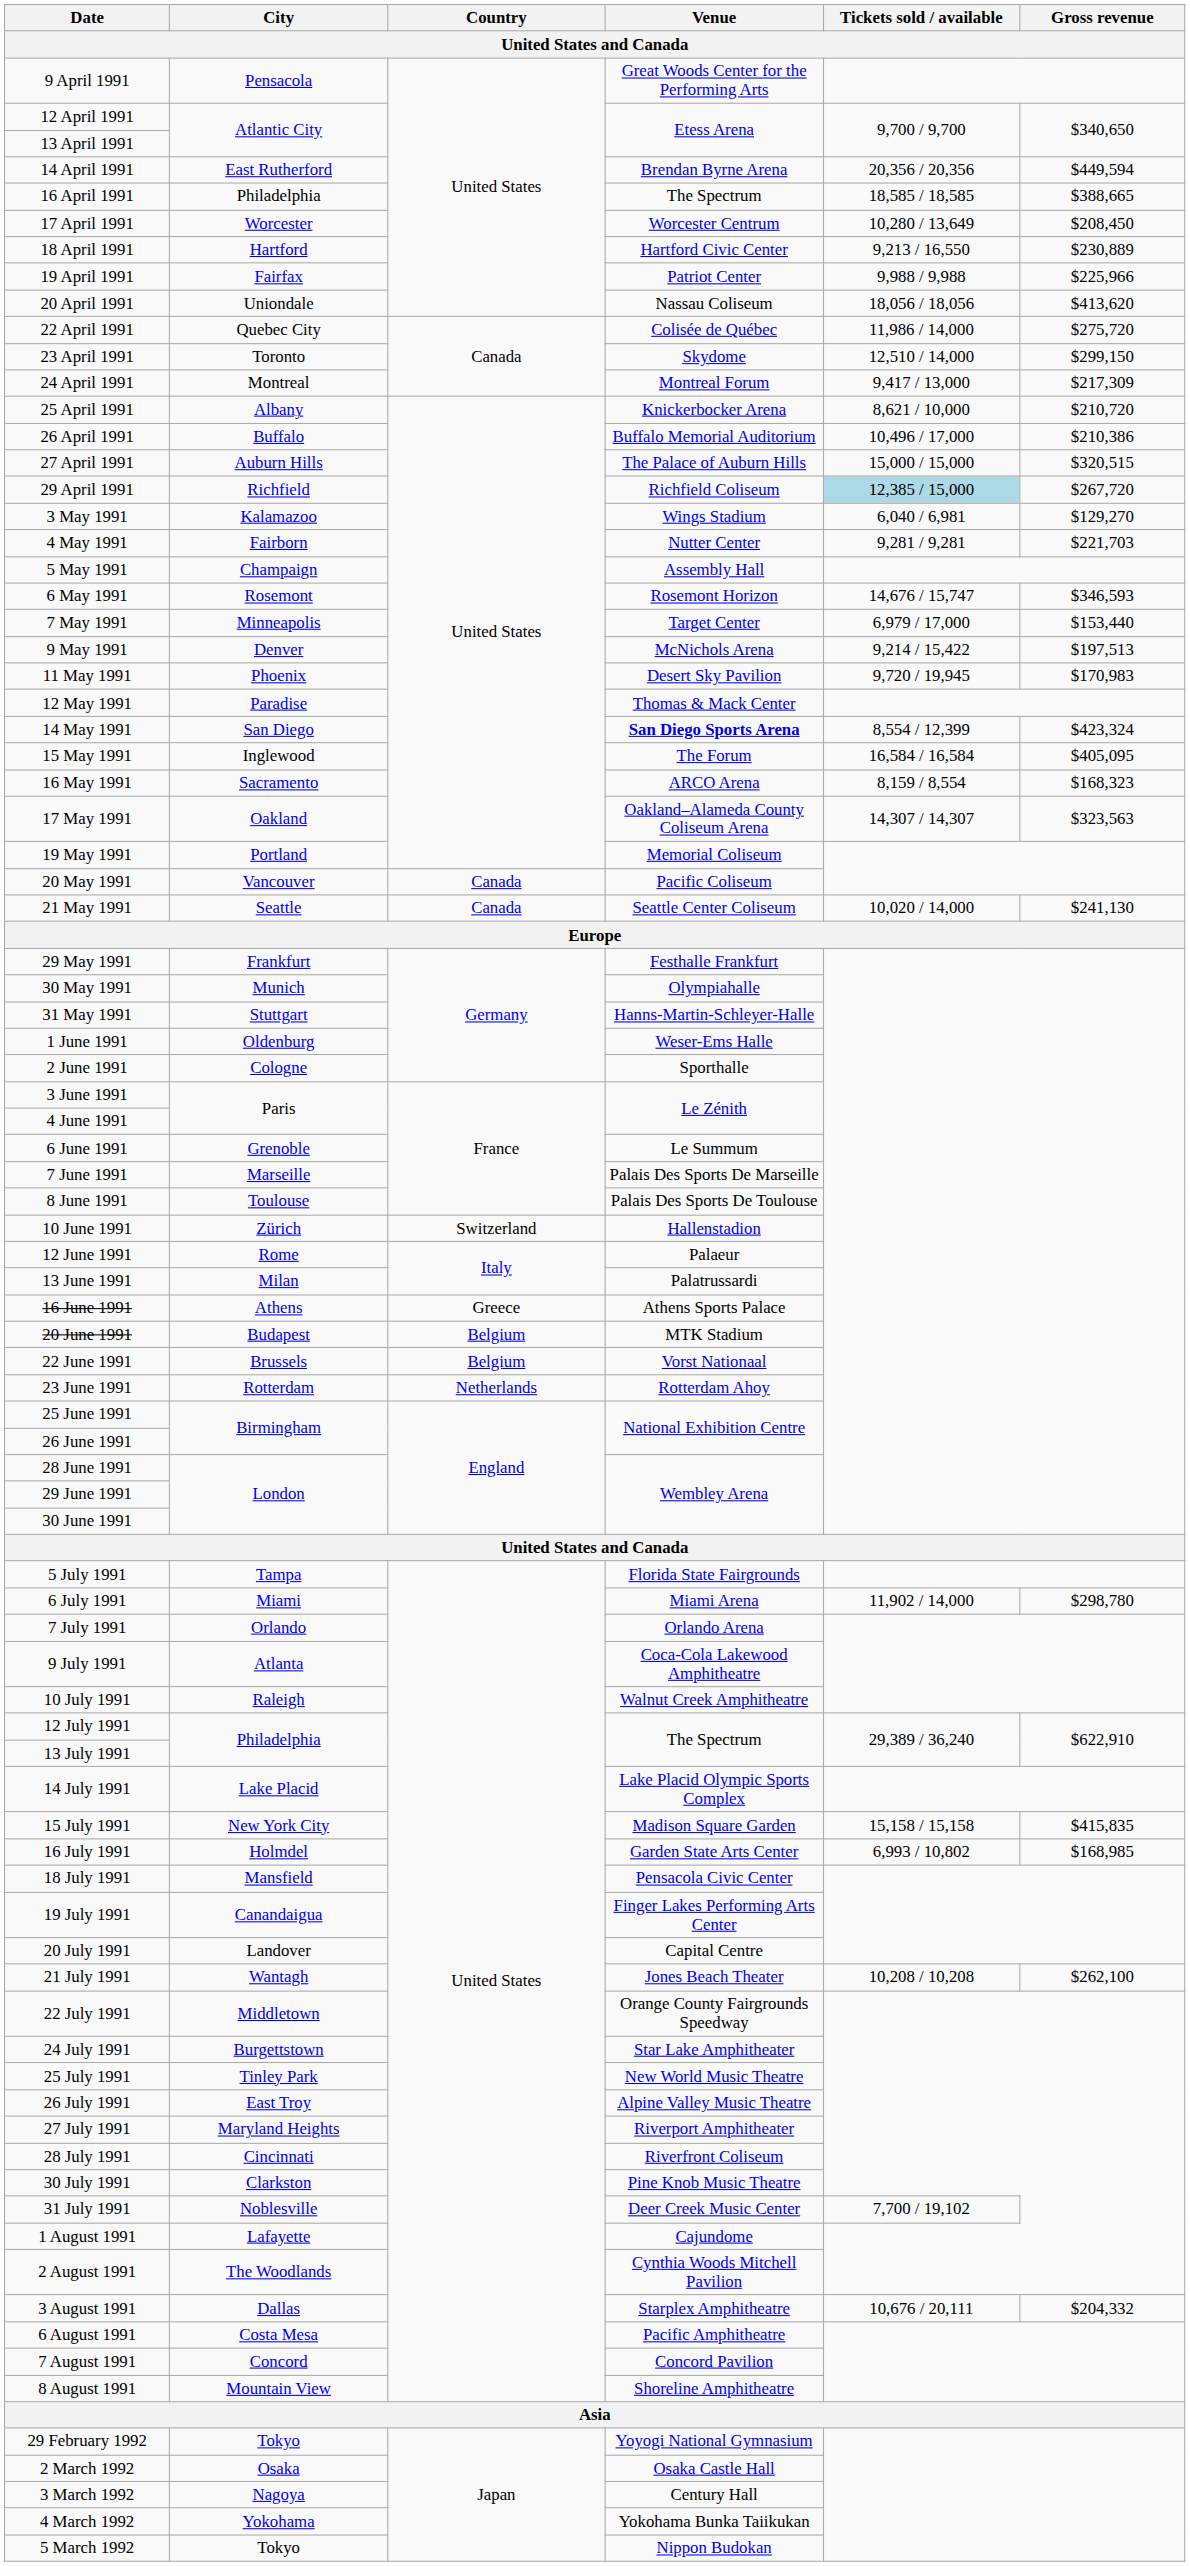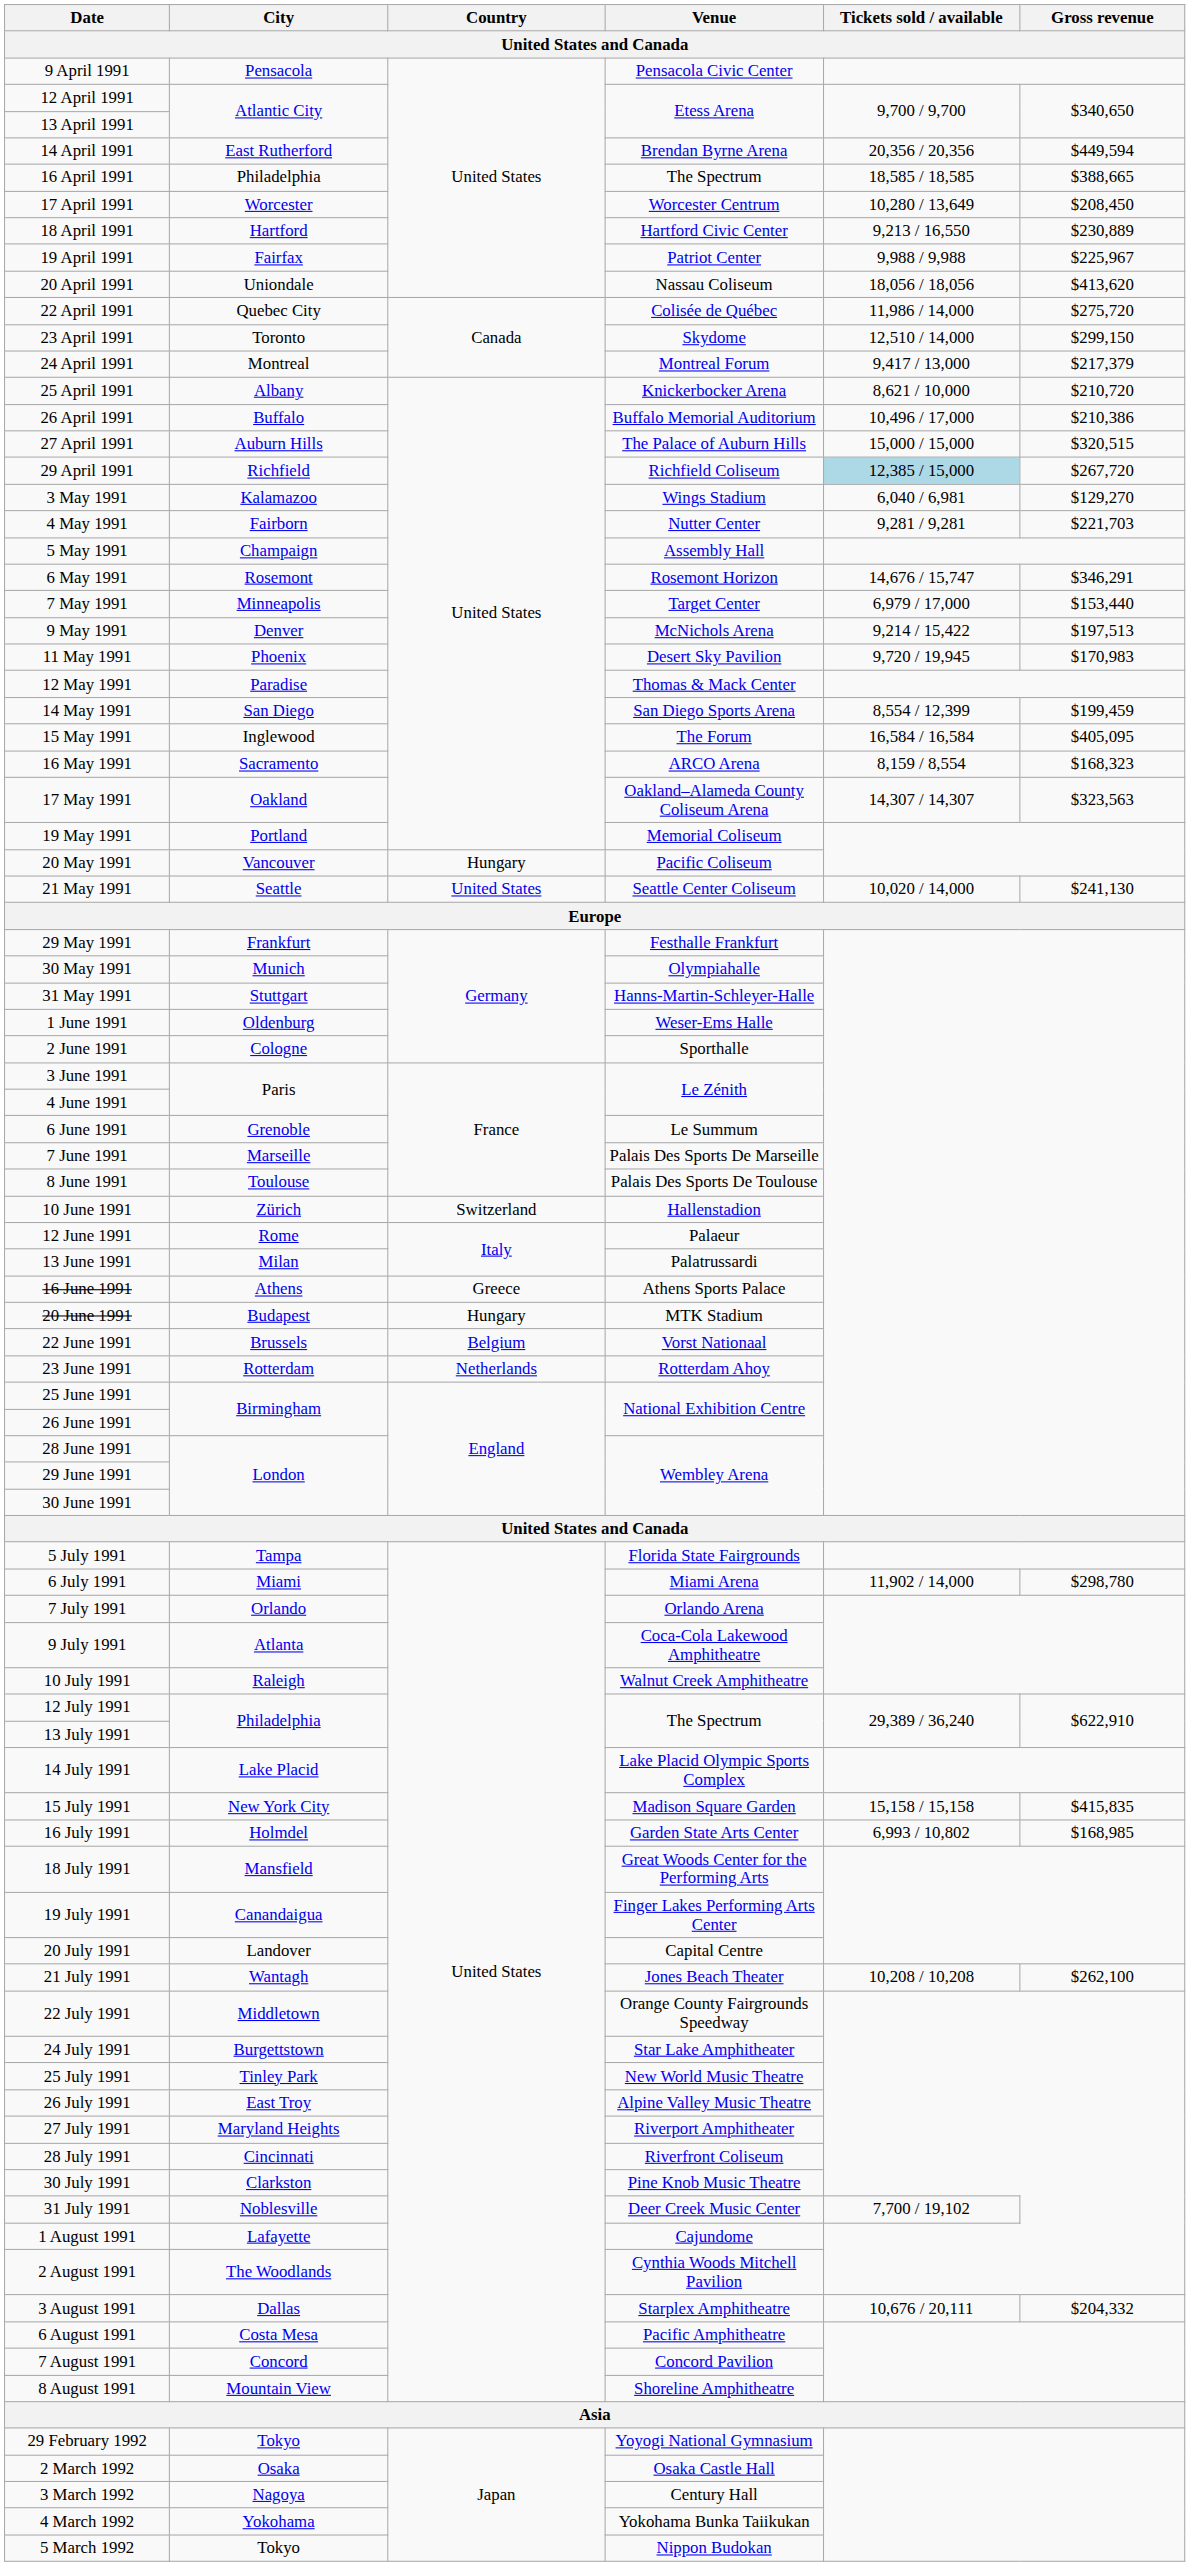(714, 80) Great Woods Center for the Performing Arts -> (714, 71) Pensacola Civic Center
(1102, 276) $225,966 -> (1102, 257) $225,967
(1102, 383) $217,309 -> (1102, 364) $217,379
(1102, 596) $346,593 -> (1102, 577) $346,291
(714, 729) bold -> (714, 710) normal
(1102, 729) $423,324 -> (1102, 710) $199,459
(496, 881) Canada -> (496, 862) Hungary
(496, 908) Canada -> (496, 889) United States
(496, 1334) Belgium -> (496, 1315) Hungary
(714, 1878) Pensacola Civic Center -> (714, 1869) Great Woods Center for the Performing Arts
